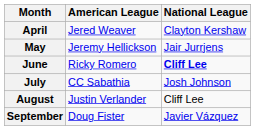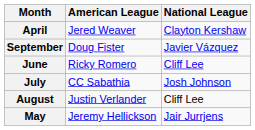rows swapped: (35, 47) <-> (35, 116)
(185, 64) bold -> (184, 64) normal
